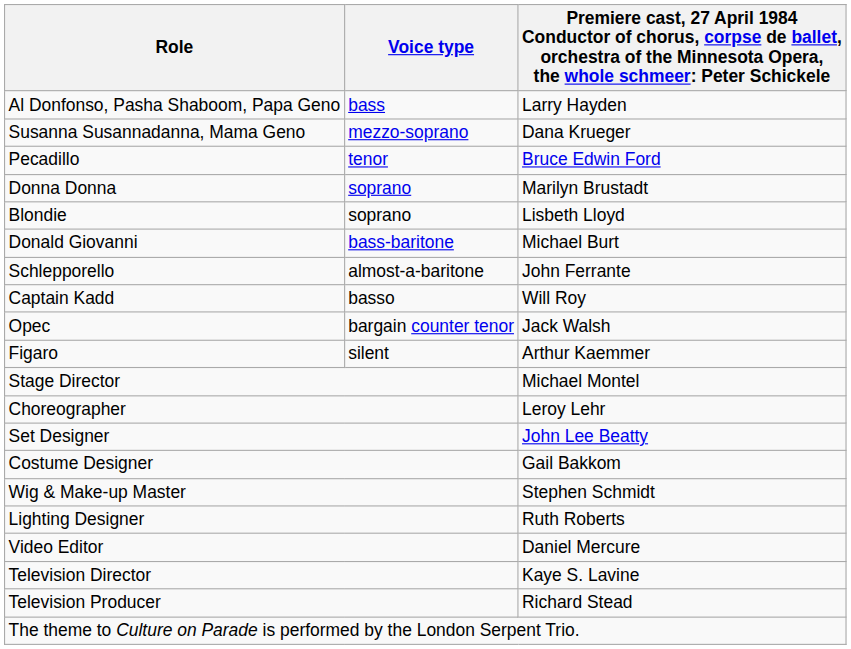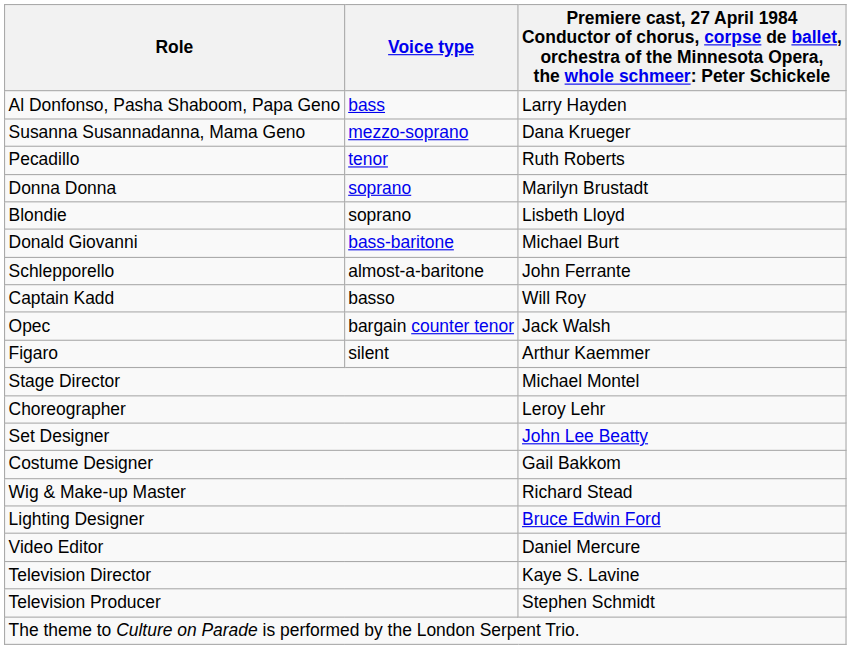(591, 160) Bruce Edwin Ford -> (573, 160) Ruth Roberts
(588, 492) Stephen Schmidt -> (577, 492) Richard Stead
(573, 519) Ruth Roberts -> (591, 519) Bruce Edwin Ford
(577, 602) Richard Stead -> (588, 602) Stephen Schmidt
